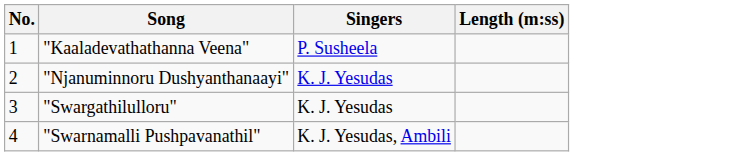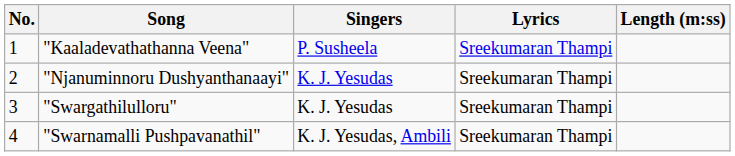+ column: (536, 19)
